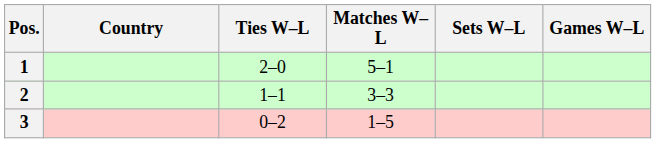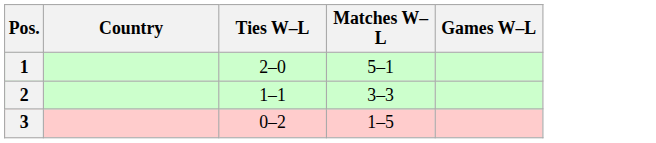- column: (489, 28)
